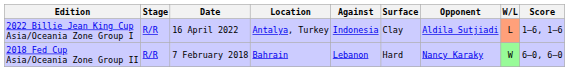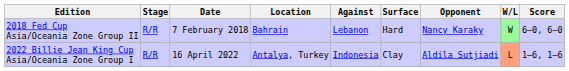rows swapped: (72, 54) <-> (70, 30)
